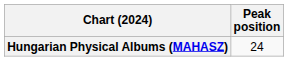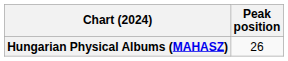(257, 46) 24 -> (257, 46) 26
